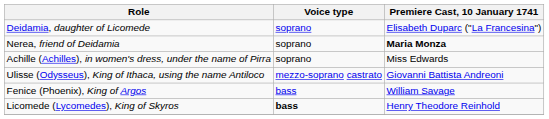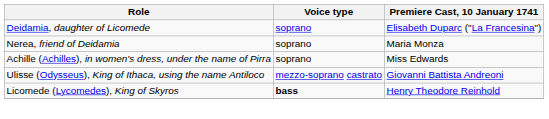(416, 43) bold -> (415, 43) normal
- row: (76, 91)
